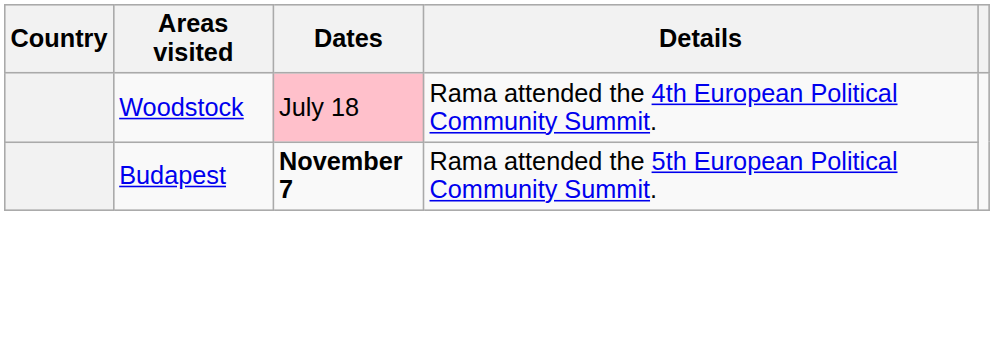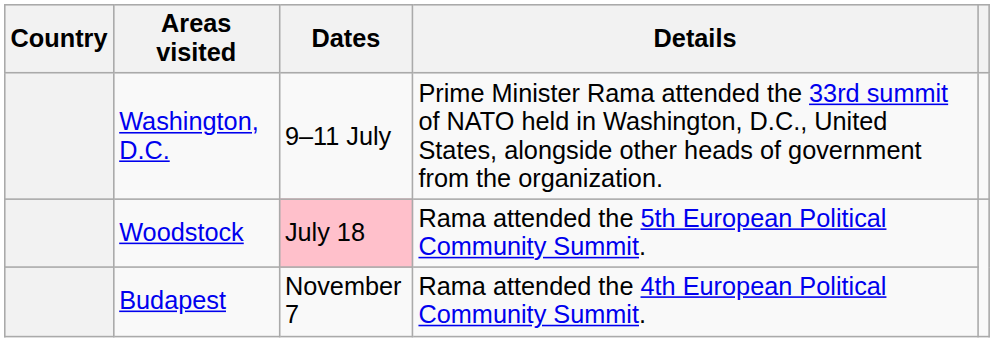+ row: (189, 135)
(664, 107) Rama attended the 4th European Political Community Summit. -> (652, 232) Rama attended the 5th European Political Community Summit.
(341, 175) bold -> (343, 301) normal
(664, 175) Rama attended the 5th European Political Community Summit. -> (652, 301) Rama attended the 4th European Political Community Summit.
